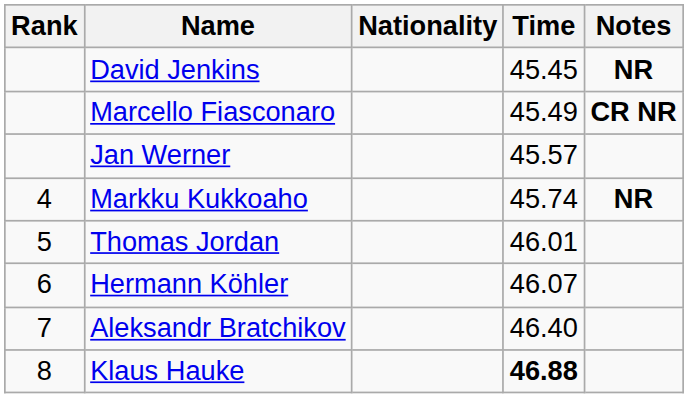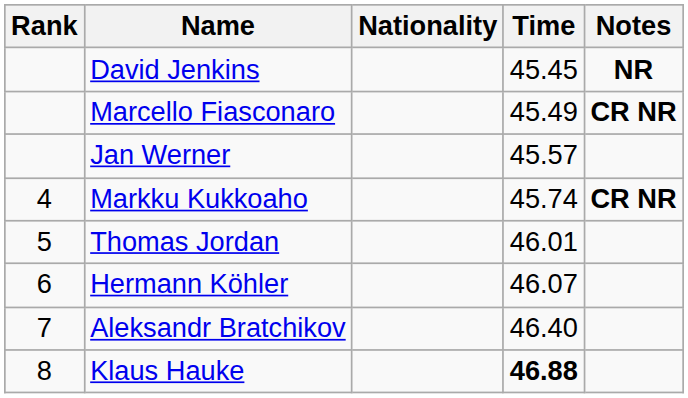(633, 198) NR -> (633, 198) CR NR
